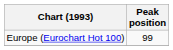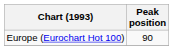(148, 38) 99 -> (148, 38) 90
